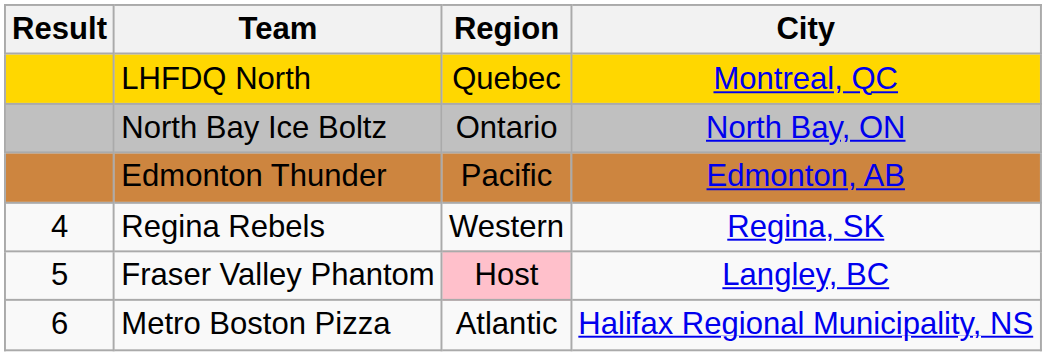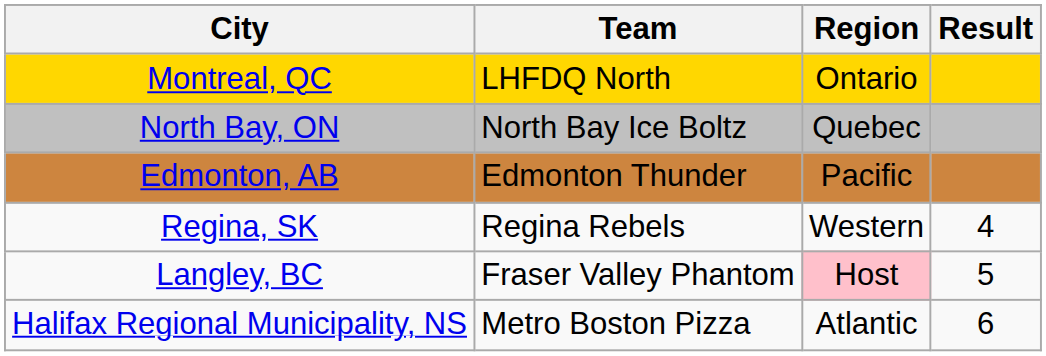columns swapped: (60, 29) <-> (806, 29)
(507, 78) Quebec -> (867, 78) Ontario
(507, 127) Ontario -> (866, 127) Quebec
